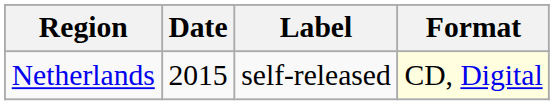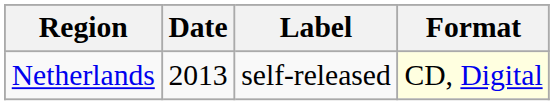(198, 74) 2015 -> (198, 74) 2013
